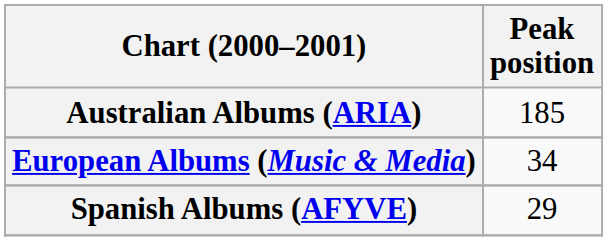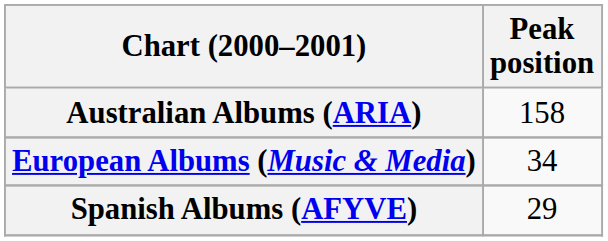(542, 112) 185 -> (542, 112) 158
